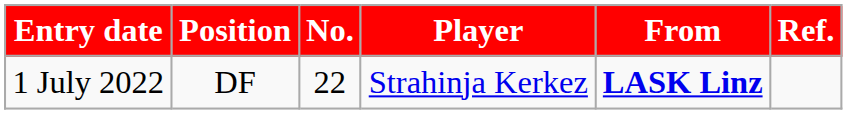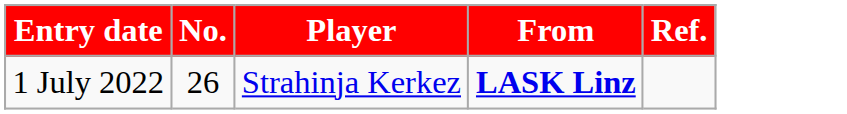- column: (235, 30)
(330, 81) 22 -> (203, 81) 26
